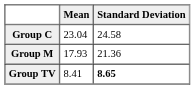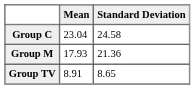(73, 74) 8.41 -> (73, 74) 8.91
(106, 74) bold -> (106, 74) normal
